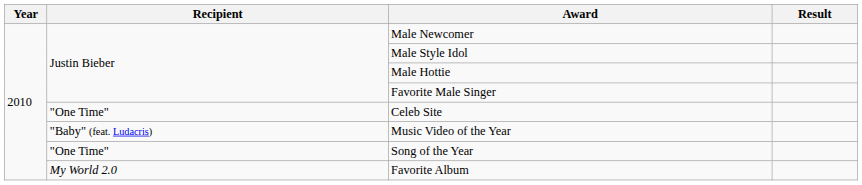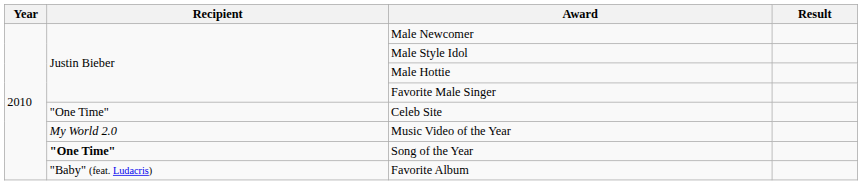(101, 131) "Baby" (feat. Ludacris) -> (83, 131) My World 2.0
(79, 151) normal -> (83, 151) bold
(83, 170) My World 2.0 -> (101, 170) "Baby" (feat. Ludacris)
